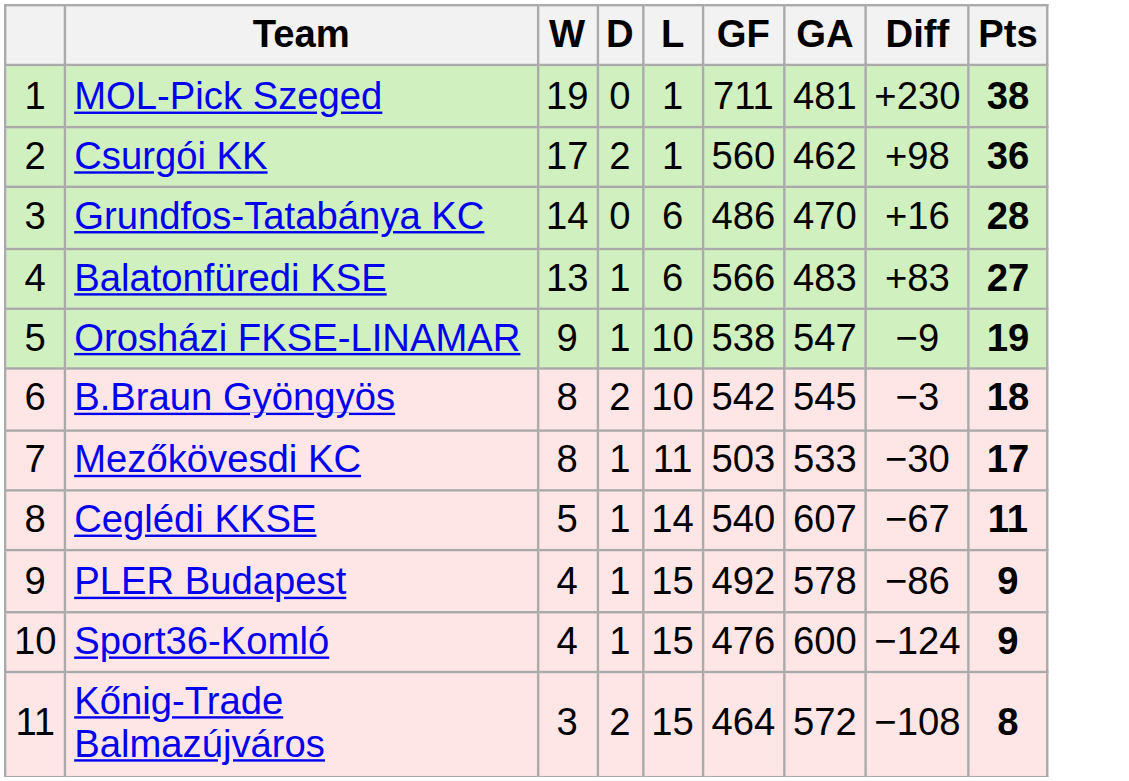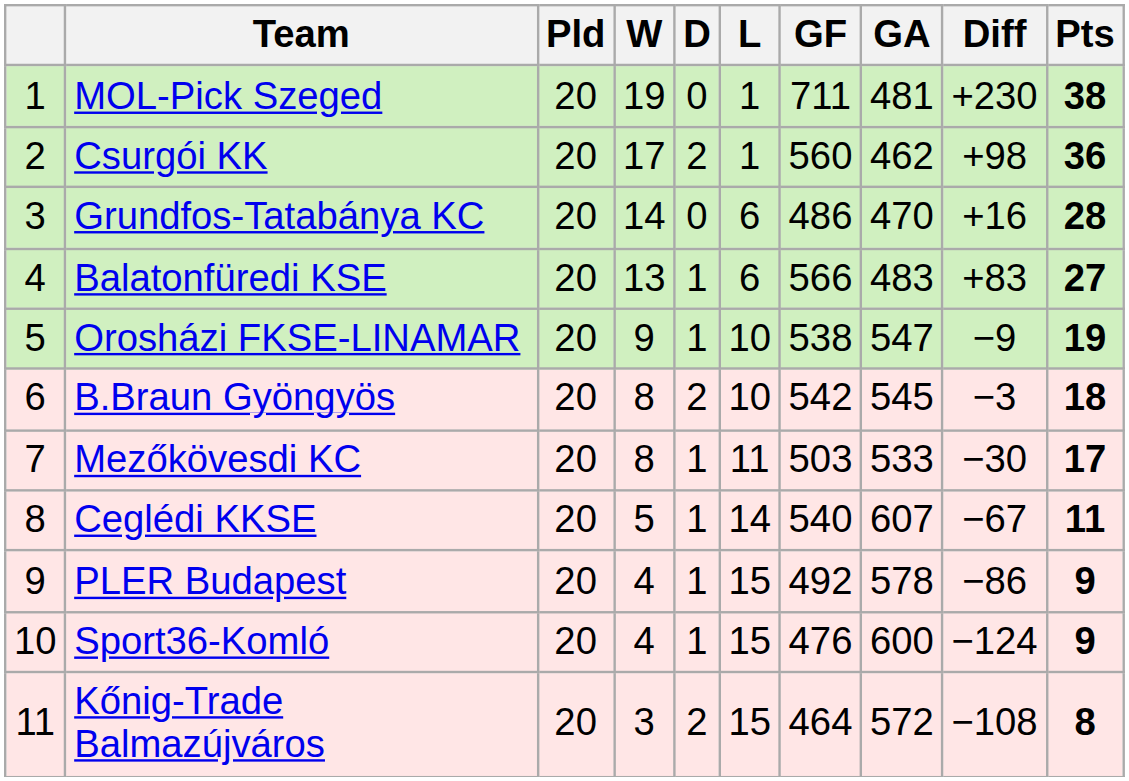+ column: (576, 34)
